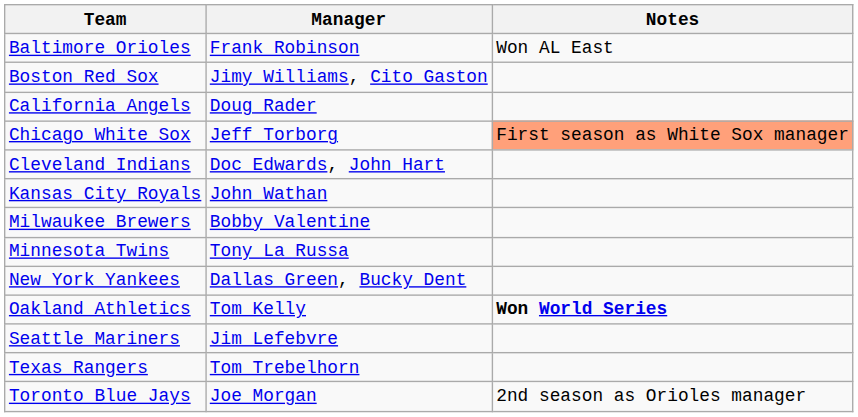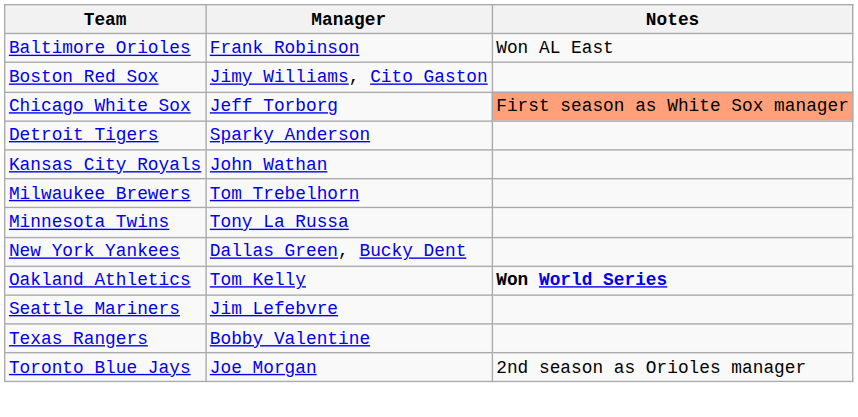- row: (100, 106)
- row: (100, 164)
+ row: (84, 135)
(290, 222) Bobby Valentine -> (285, 193) Tom Trebelhorn
(285, 368) Tom Trebelhorn -> (290, 338) Bobby Valentine
